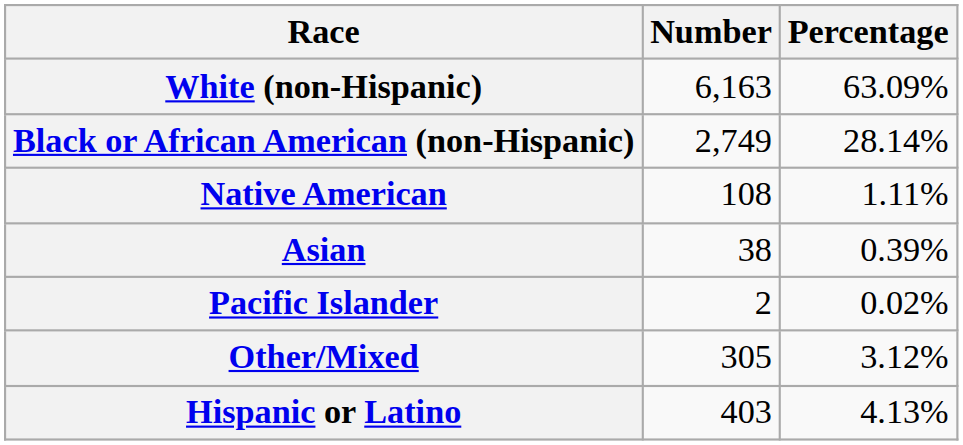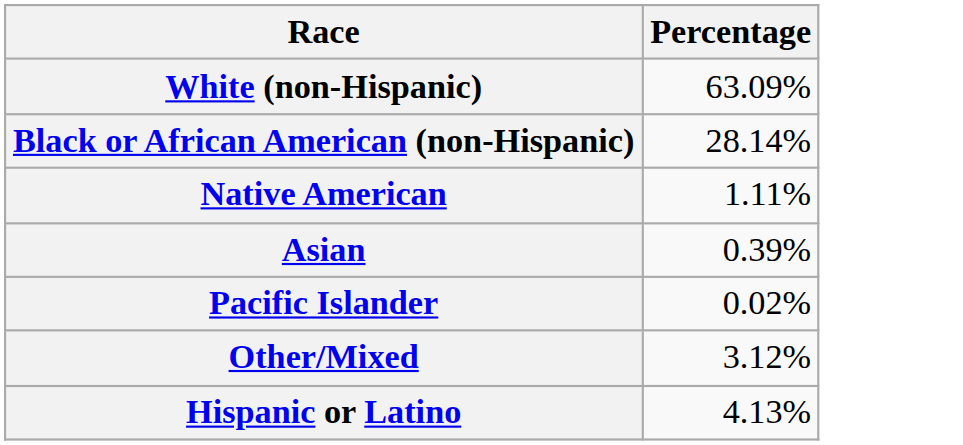- column: (711, 31)
